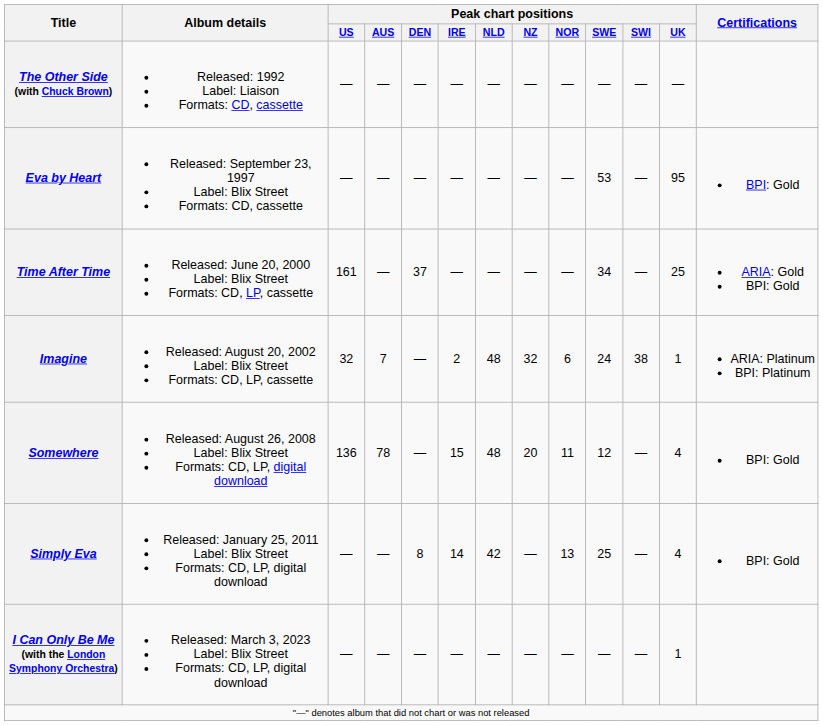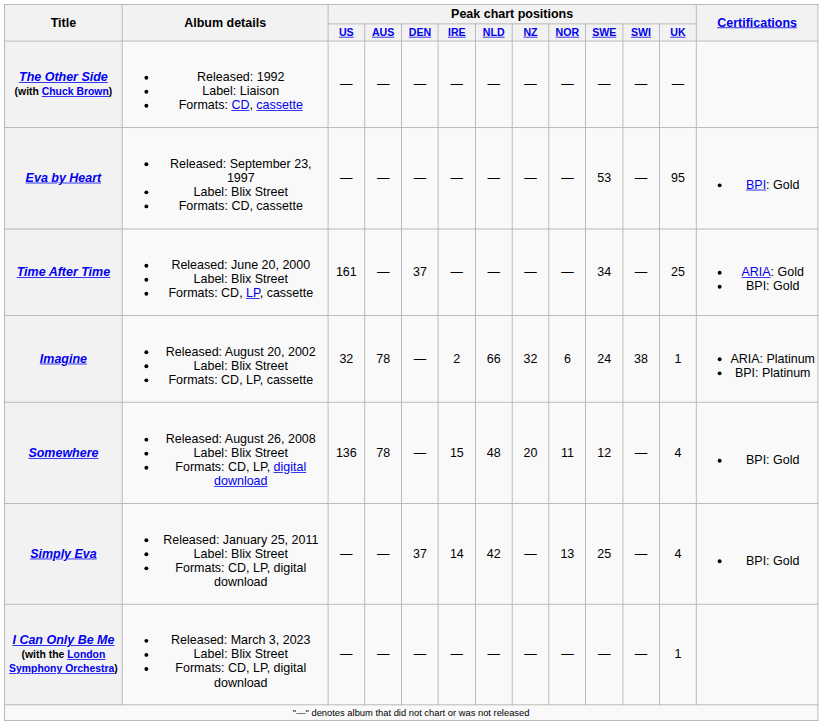(383, 359) 7 -> (383, 359) 78
(494, 359) 48 -> (494, 359) 66
(420, 553) 8 -> (420, 553) 37
